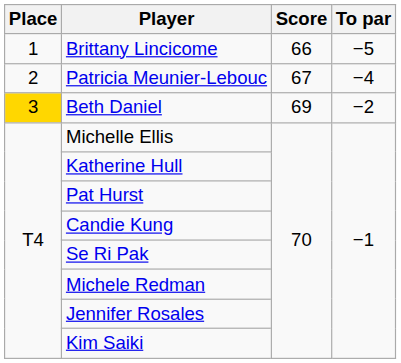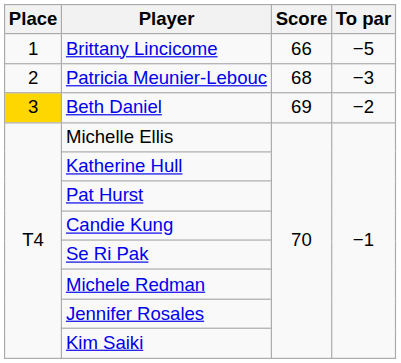(301, 78) 67 -> (301, 78) 68
(363, 78) −4 -> (363, 78) −3
